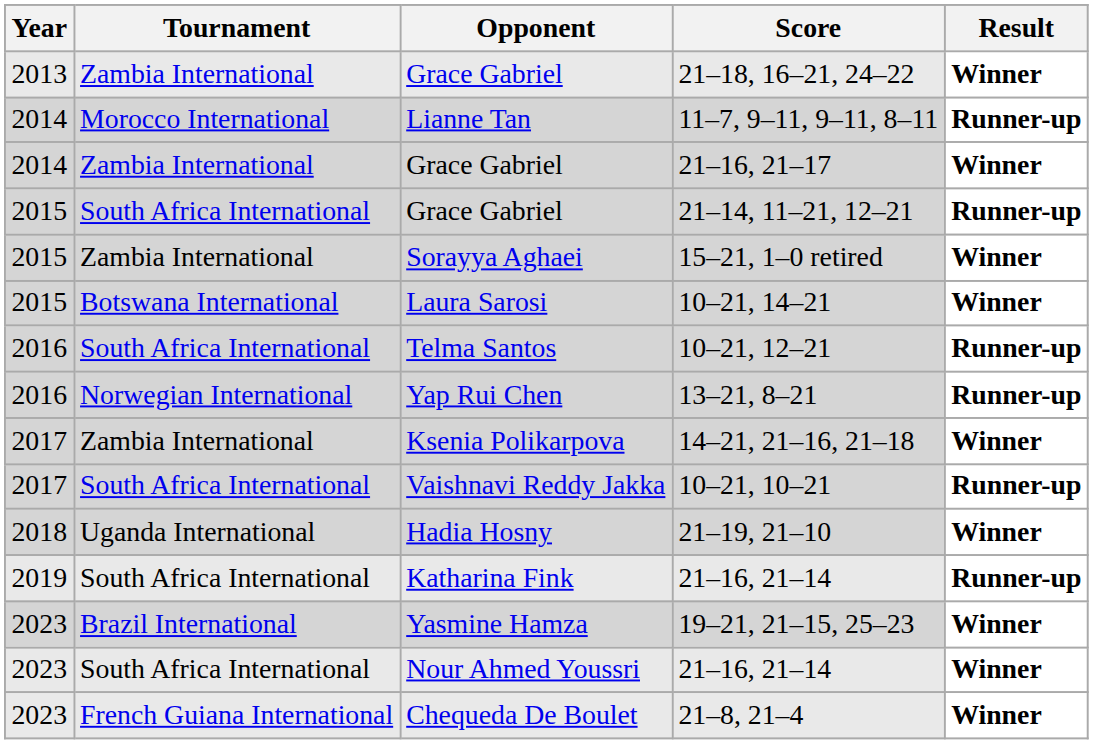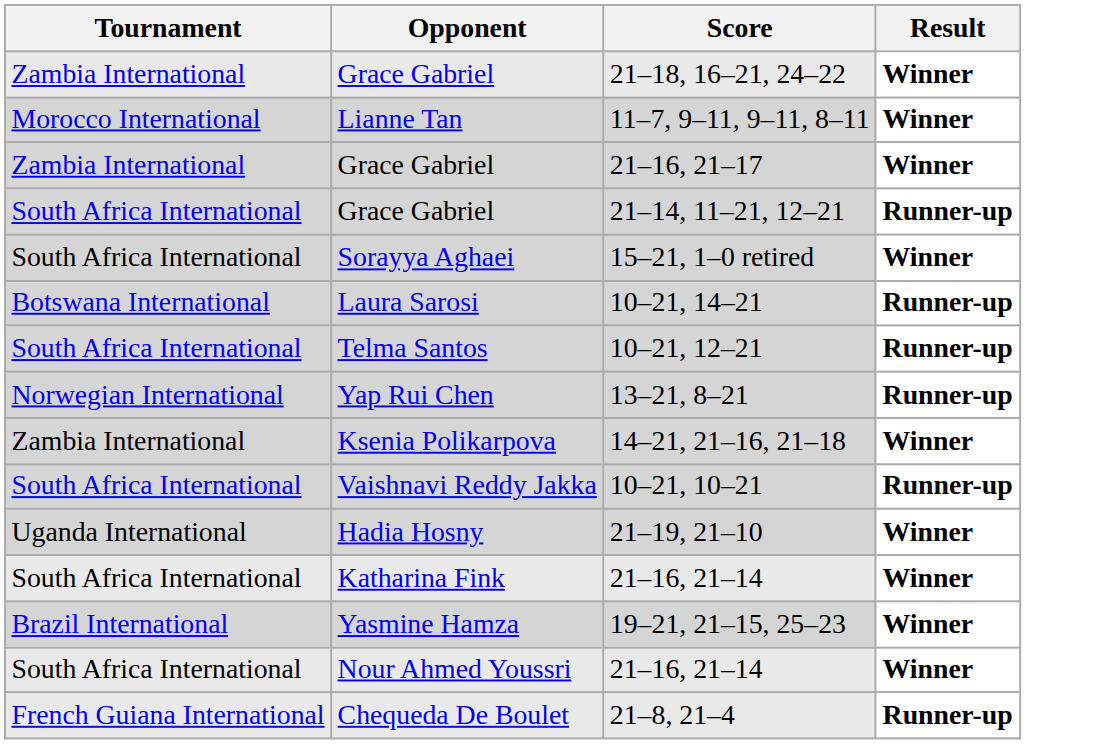- column: (39, 27)
(1016, 119) Runner-up -> (928, 119) Winner
(197, 256) Zambia International -> (156, 256) South Africa International
(996, 302) Winner -> (948, 302) Runner-up
(1016, 577) Runner-up -> (928, 577) Winner
(996, 715) Winner -> (948, 715) Runner-up
